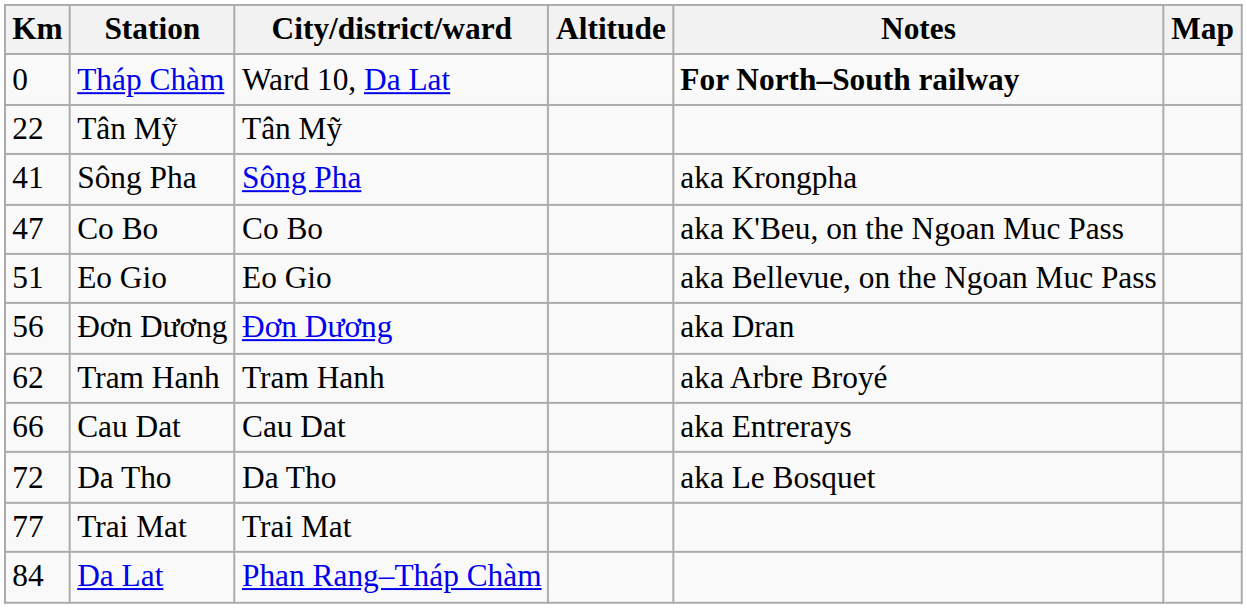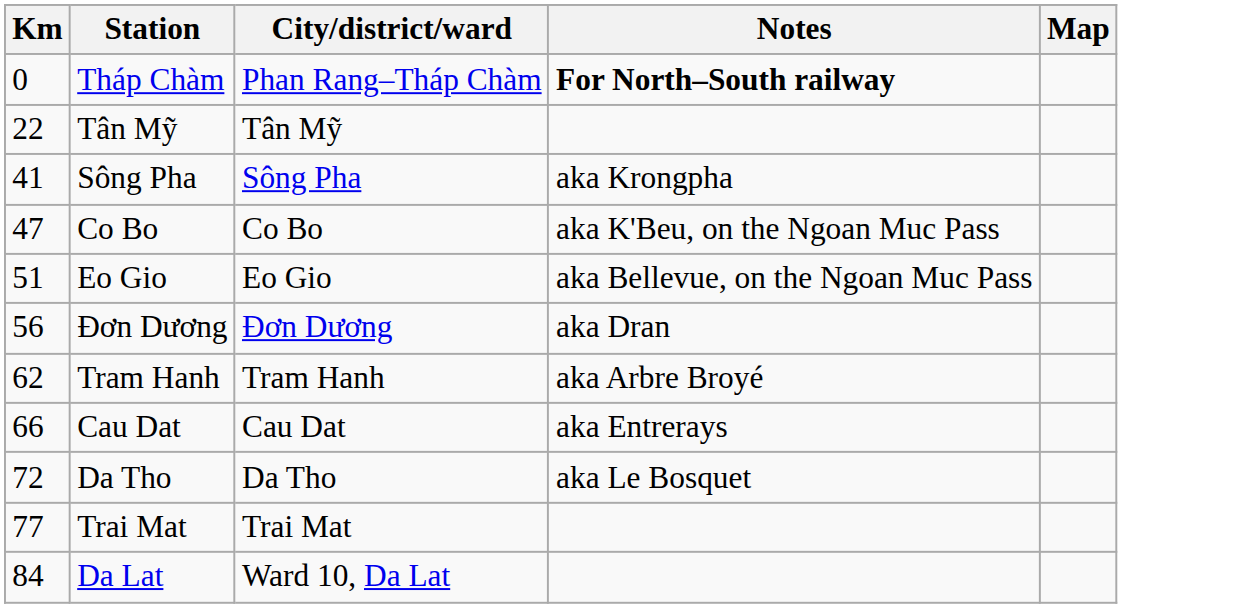- column: (611, 29)
(346, 79) Ward 10, Da Lat -> (392, 79) Phan Rang–Tháp Chàm
(392, 576) Phan Rang–Tháp Chàm -> (346, 576) Ward 10, Da Lat
